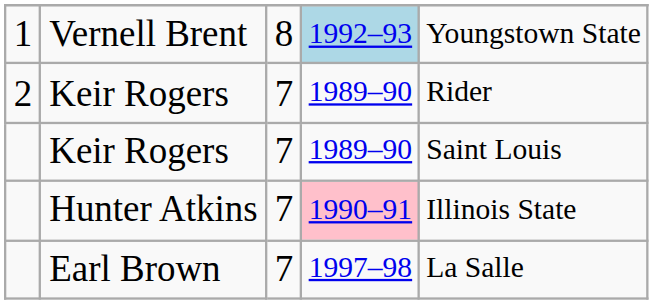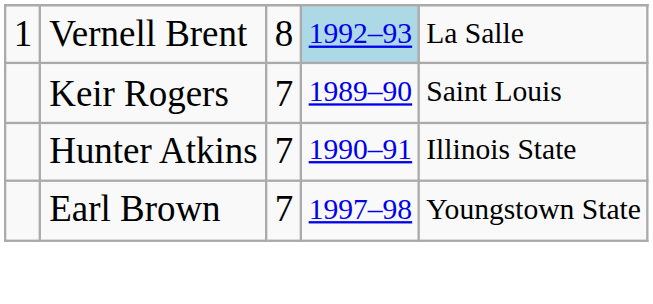(534, 33) Youngstown State -> (475, 33) La Salle
- row: (23, 92)
(360, 209) pink background -> (360, 151) no background
(475, 268) La Salle -> (534, 209) Youngstown State
